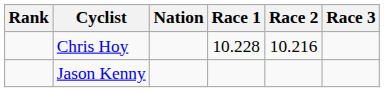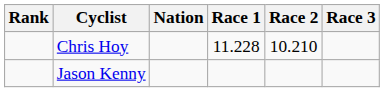(236, 45) 10.228 -> (236, 45) 11.228
(294, 45) 10.216 -> (294, 45) 10.210
